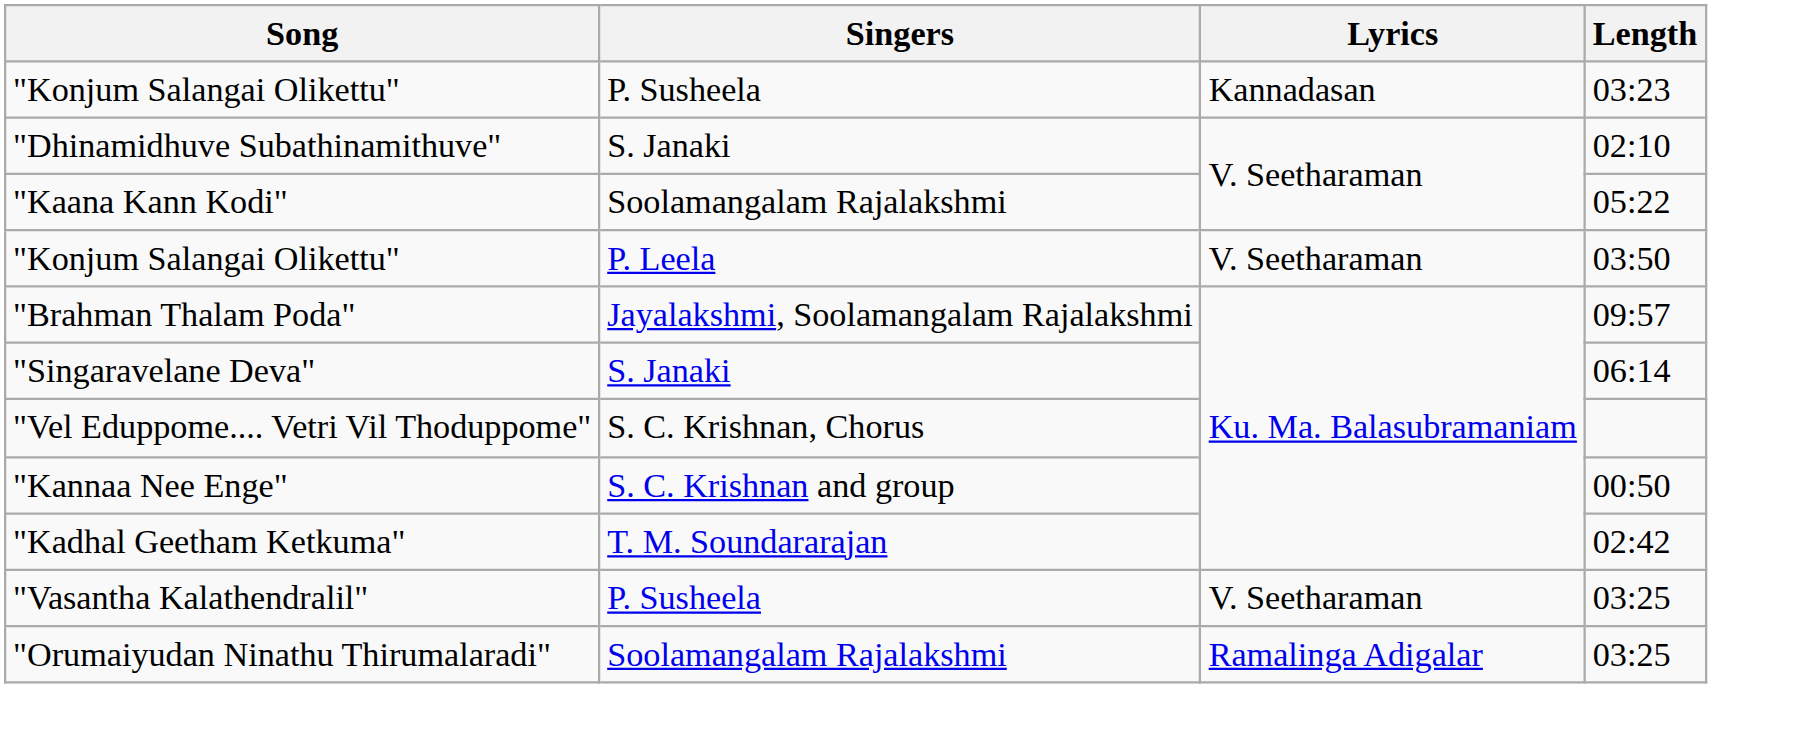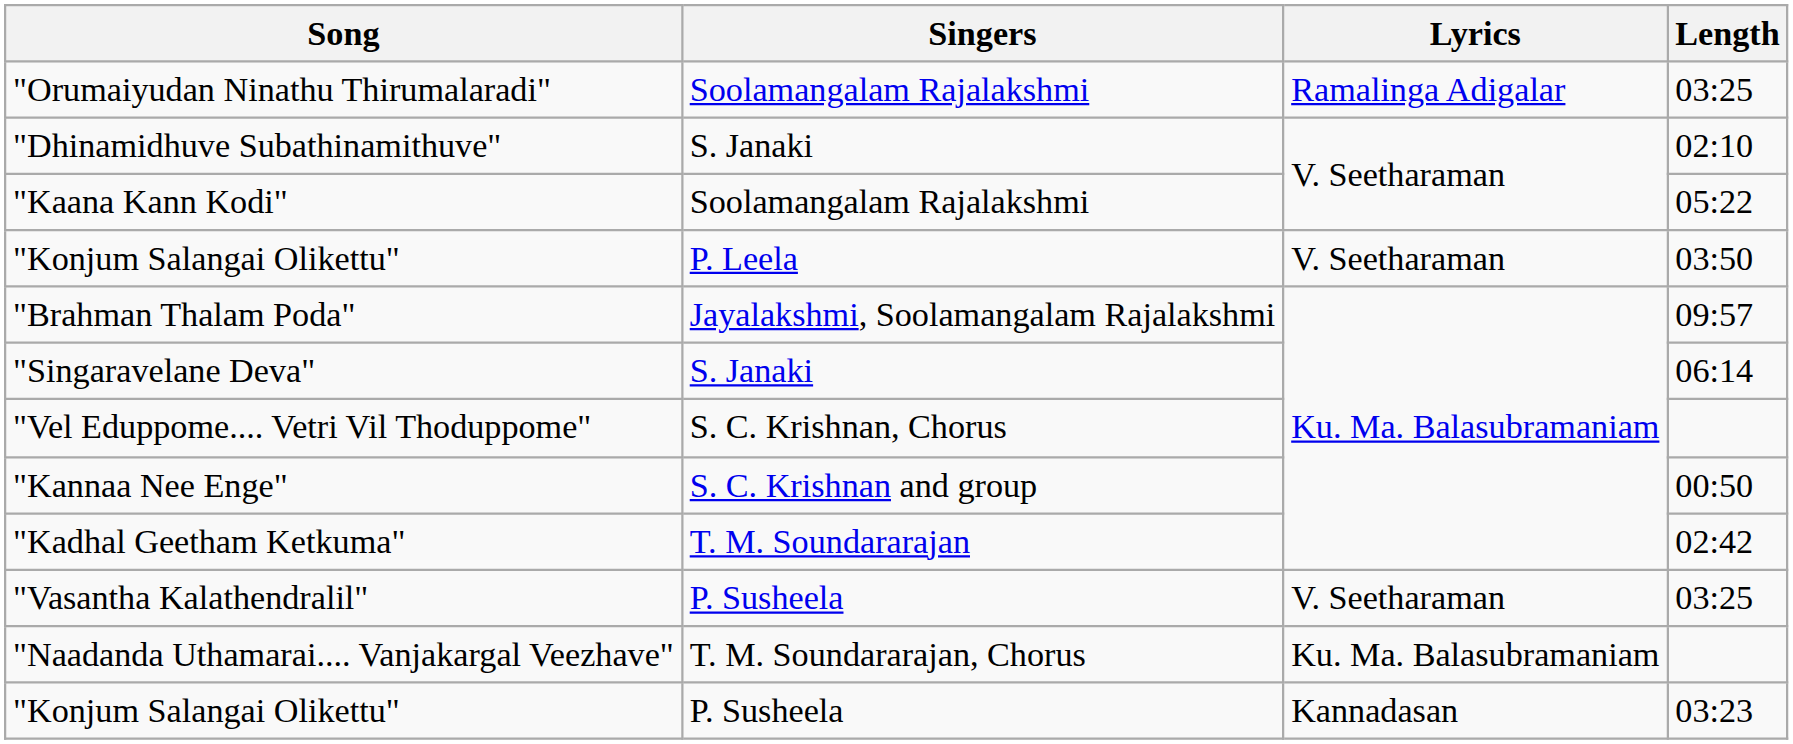rows swapped: (282, 653) <-> (206, 89)
+ row: (343, 653)
